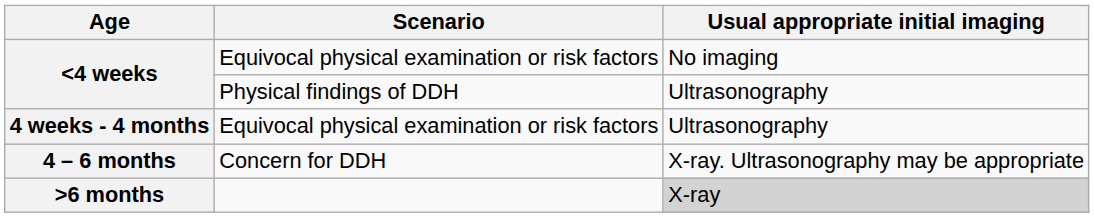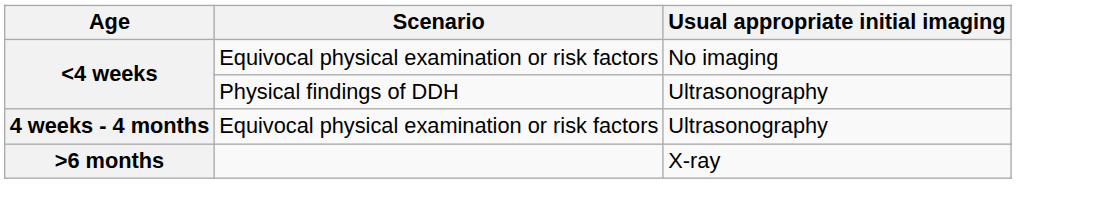- row: (109, 160)
(694, 195) lightgrey background -> (694, 160) no background
